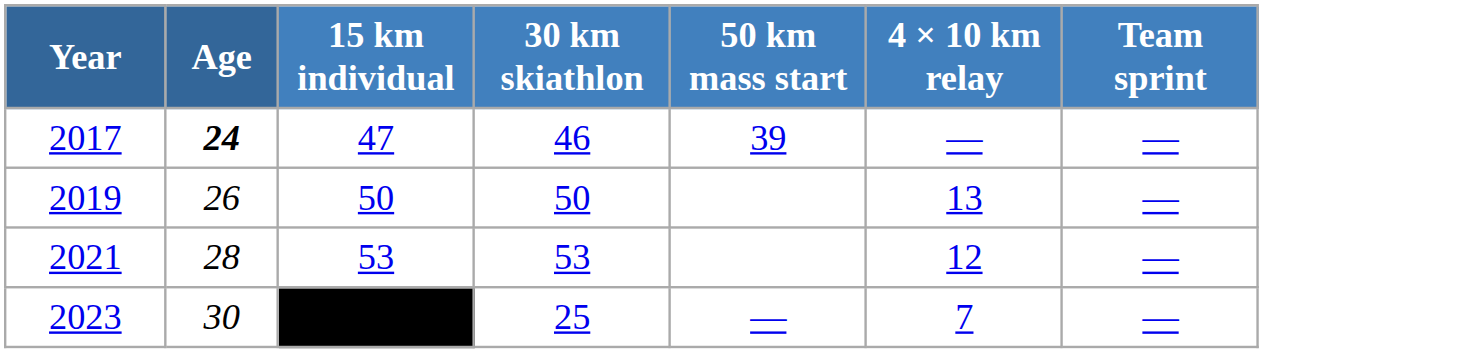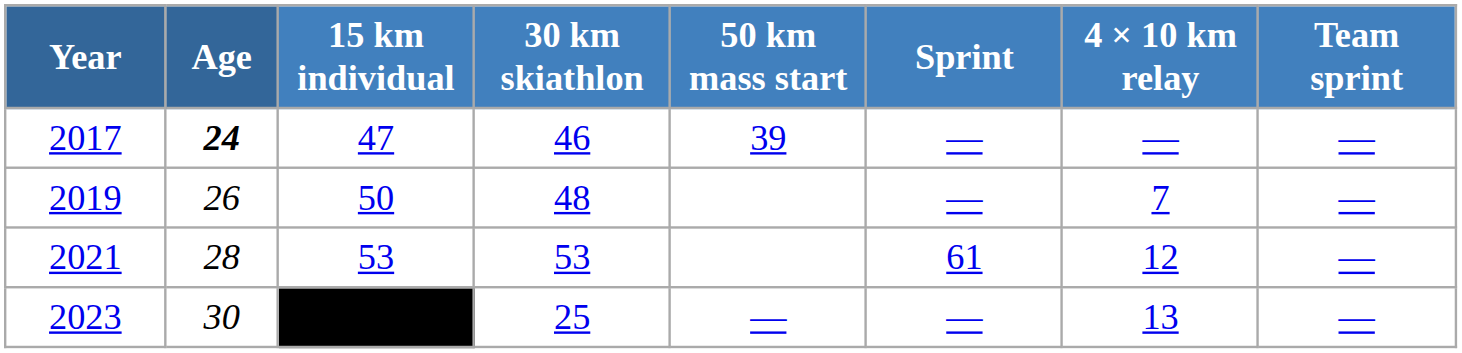+ column: (964, 56)
(572, 197) 50 -> (572, 197) 48
(964, 197) 13 -> (1161, 197) 7
(964, 317) 7 -> (1161, 317) 13
